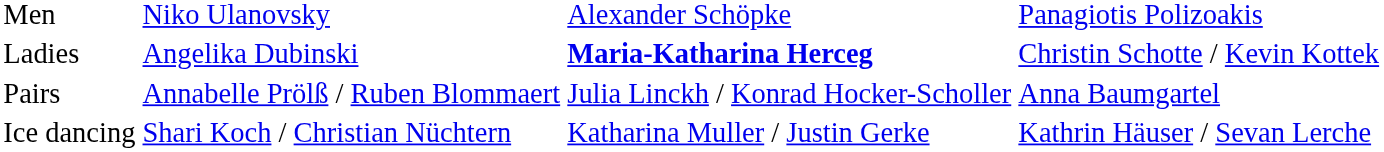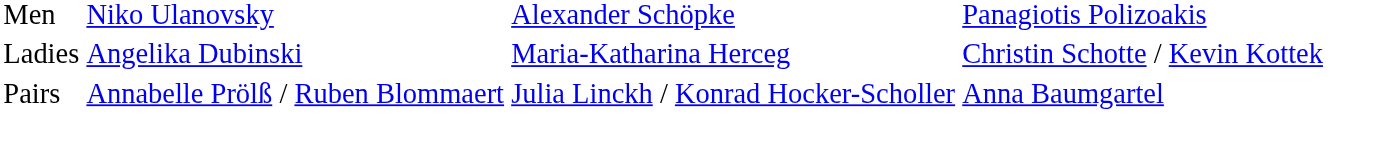(720, 54) bold -> (651, 54) normal
- row: (69, 132)
